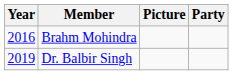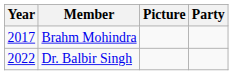(21, 37) 2016 -> (21, 37) 2017
(21, 59) 2019 -> (21, 59) 2022
